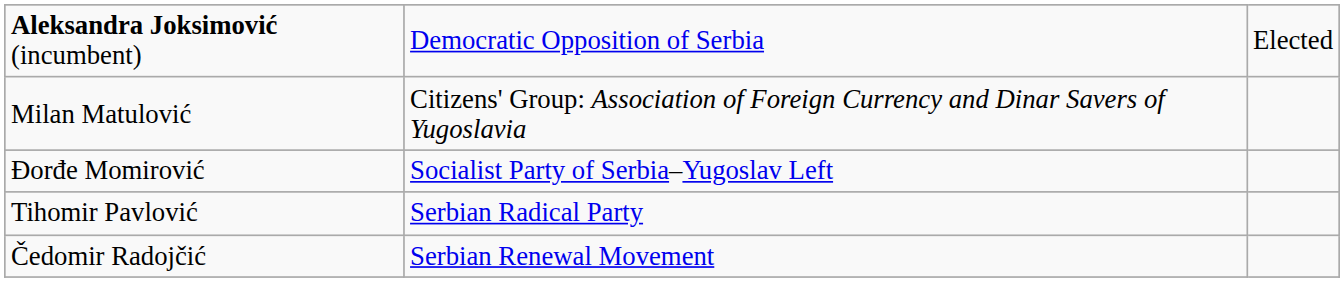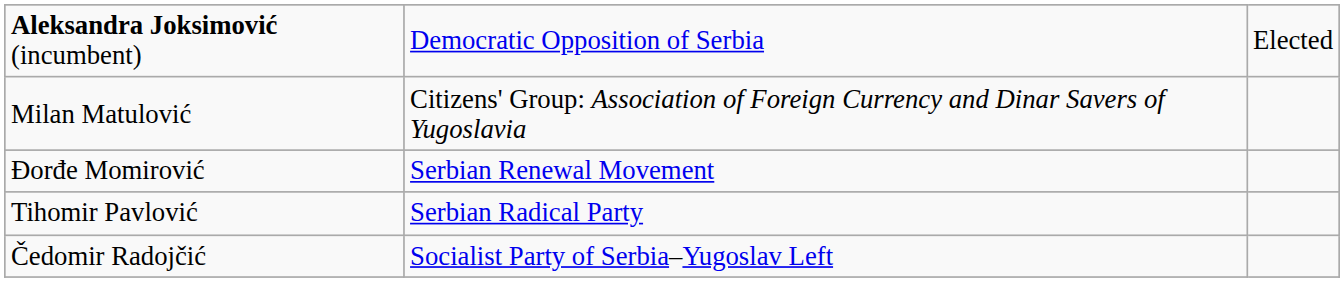(622, 170) Socialist Party of Serbia–Yugoslav Left -> (562, 170) Serbian Renewal Movement
(562, 255) Serbian Renewal Movement -> (622, 255) Socialist Party of Serbia–Yugoslav Left
